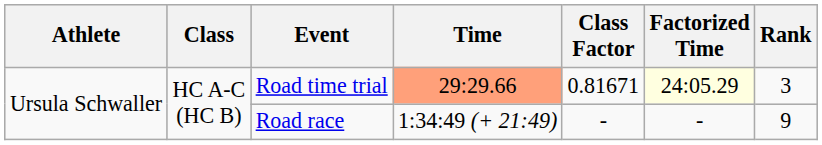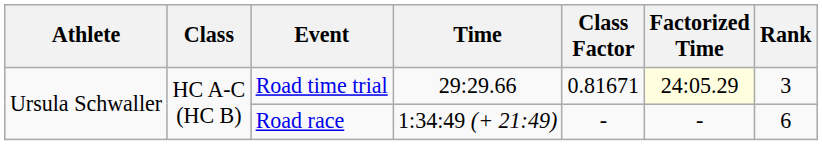(478, 85) lightsalmon background -> (478, 85) no background
(786, 121) 9 -> (786, 121) 6
